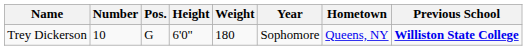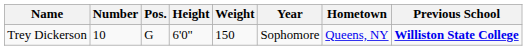(225, 34) 180 -> (225, 34) 150
